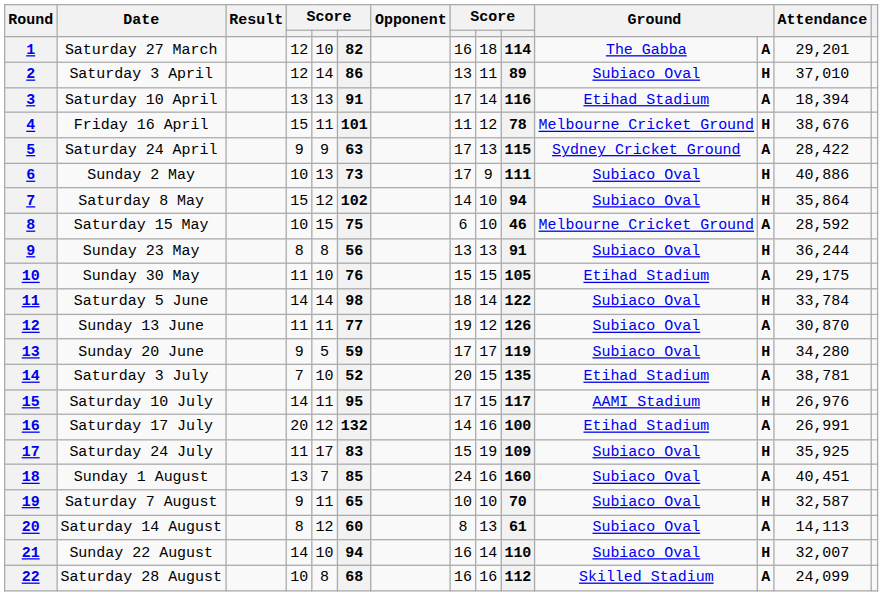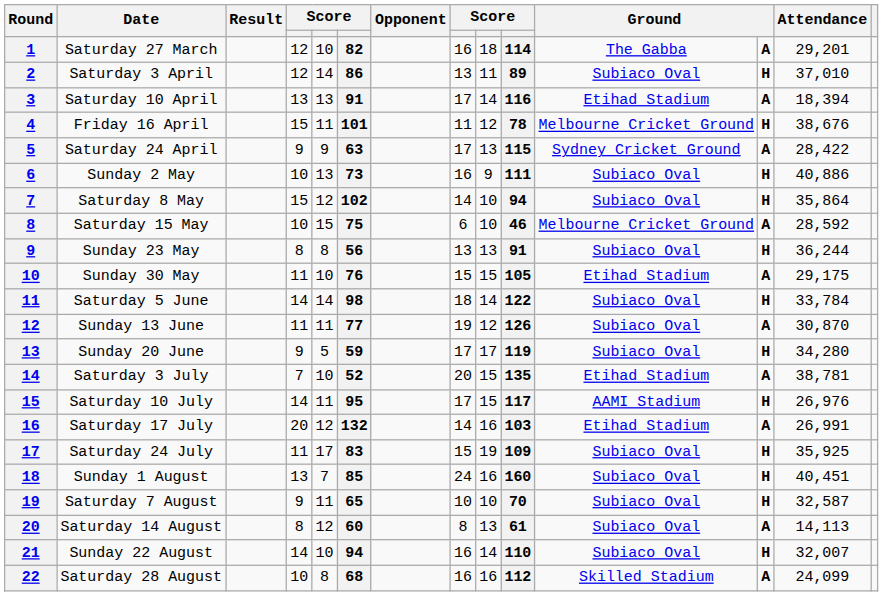(463, 175) 17 -> (463, 175) 16
(518, 427) 100 -> (518, 427) 103
(766, 477) A -> (766, 477) H
